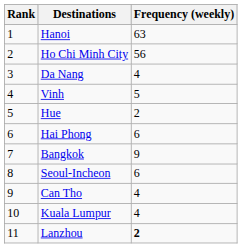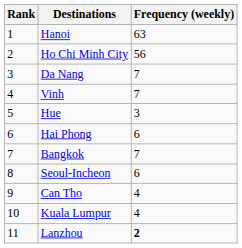(137, 74) 4 -> (137, 74) 7
(137, 94) 5 -> (137, 94) 7
(137, 114) 2 -> (137, 114) 3
(137, 153) 9 -> (137, 153) 7
